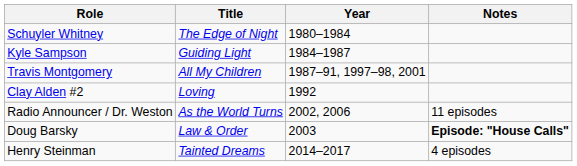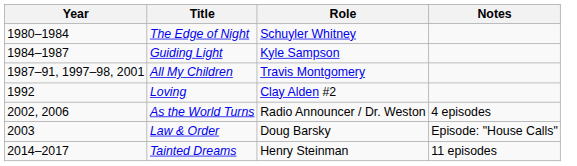columns swapped: (357, 14) <-> (90, 14)
(464, 111) 11 episodes -> (461, 111) 4 episodes
(500, 131) bold -> (495, 131) normal
(461, 151) 4 episodes -> (464, 151) 11 episodes
